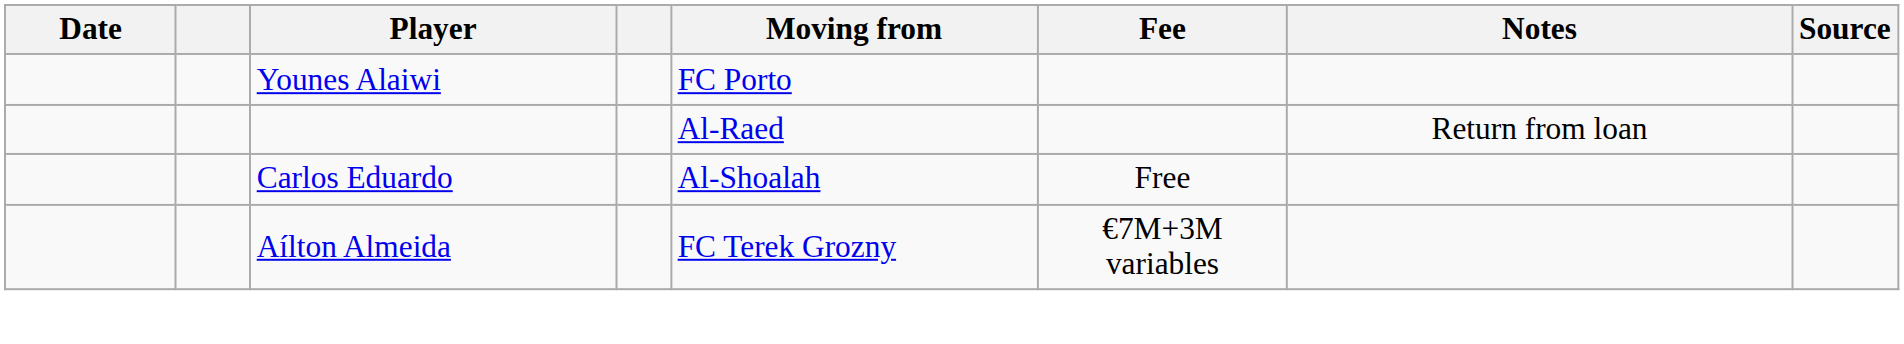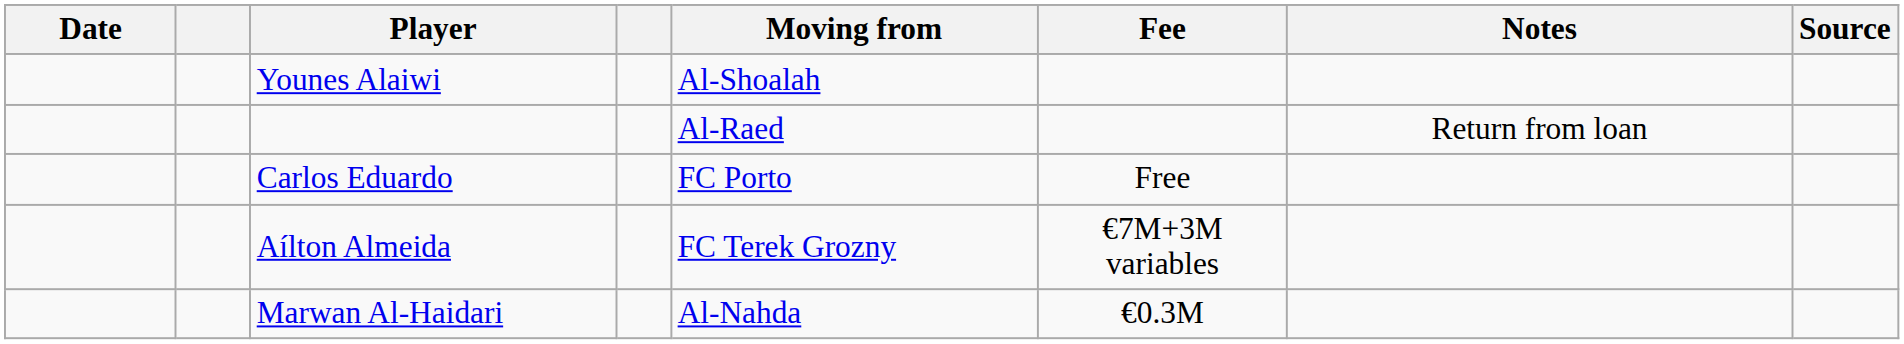(735, 79) FC Porto -> (749, 79) Al-Shoalah
(749, 178) Al-Shoalah -> (735, 178) FC Porto
+ row: (380, 313)
